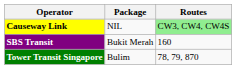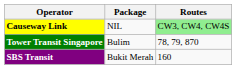rows swapped: (30, 41) <-> (55, 56)
